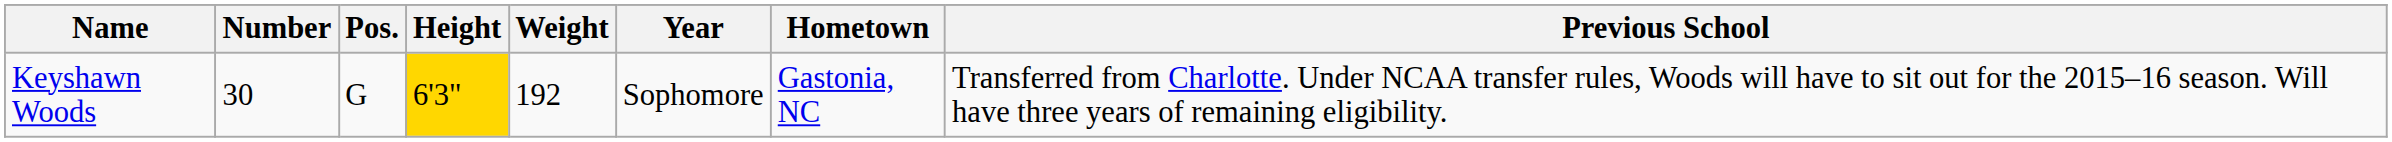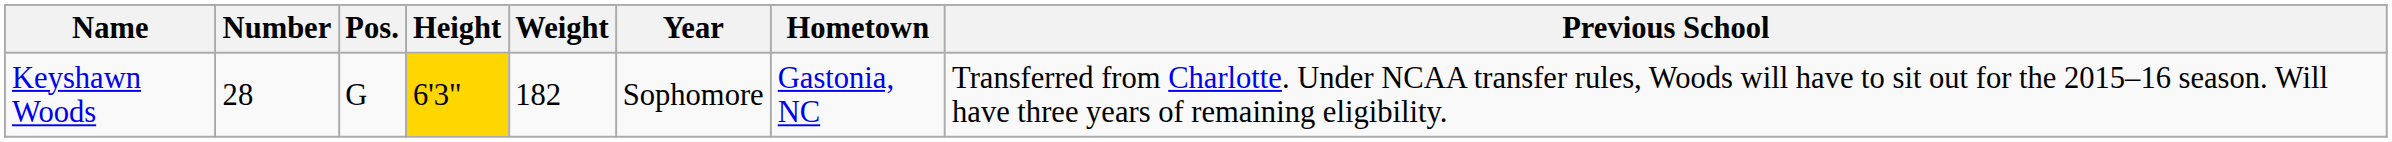(238, 94) 30 -> (238, 94) 28
(538, 94) 192 -> (538, 94) 182
